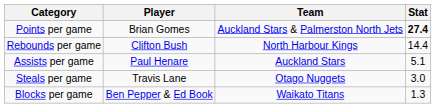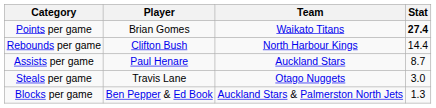(310, 29) Auckland Stars & Palmerston North Jets -> (310, 29) Waikato Titans
(418, 62) 5.1 -> (418, 62) 8.7
(310, 95) Waikato Titans -> (310, 95) Auckland Stars & Palmerston North Jets
